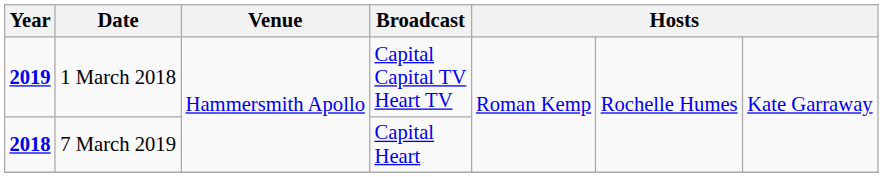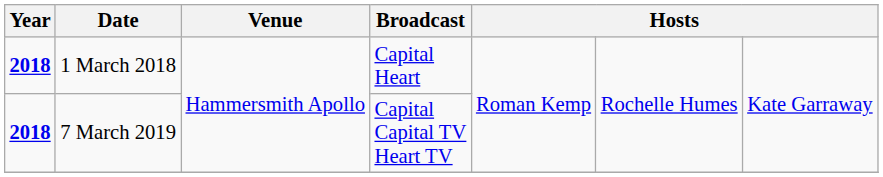(30, 76) 2019 -> (30, 65) 2018
(420, 76) Capital Capital TV Heart TV -> (404, 65) Capital Heart
(404, 144) Capital Heart -> (420, 132) Capital Capital TV Heart TV
